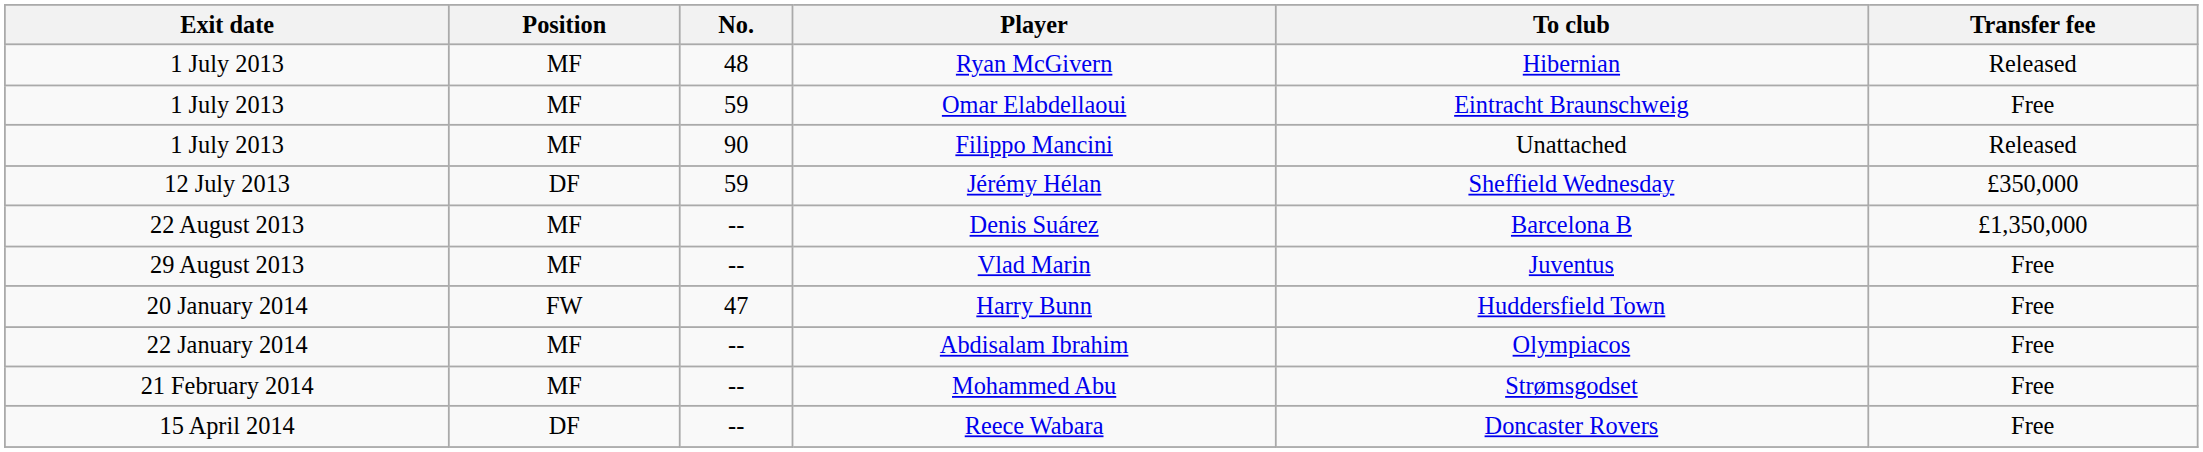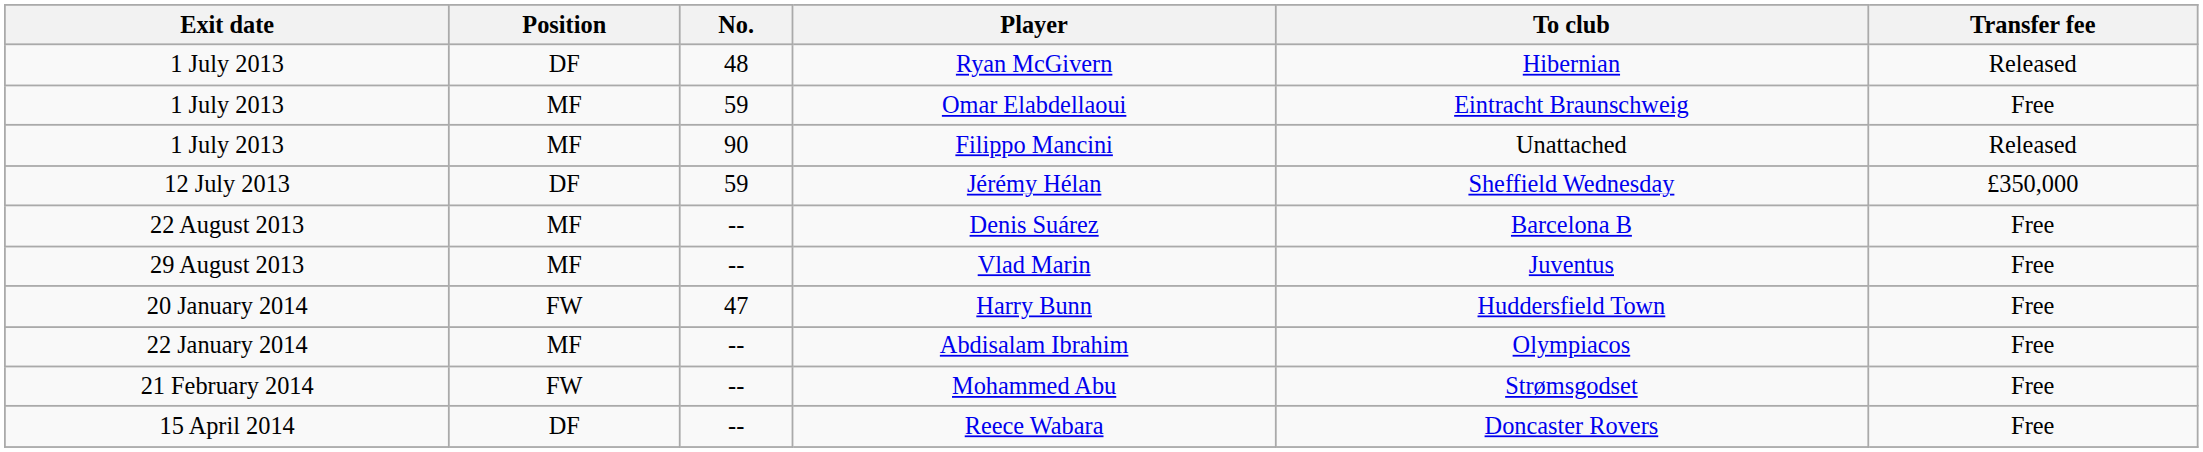(564, 64) MF -> (564, 64) DF
(2033, 224) £1,350,000 -> (2033, 224) Free
(564, 385) MF -> (564, 385) FW
